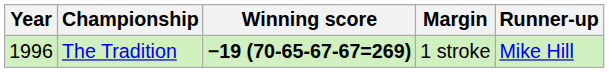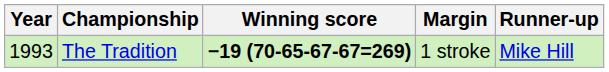(31, 51) 1996 -> (31, 51) 1993
